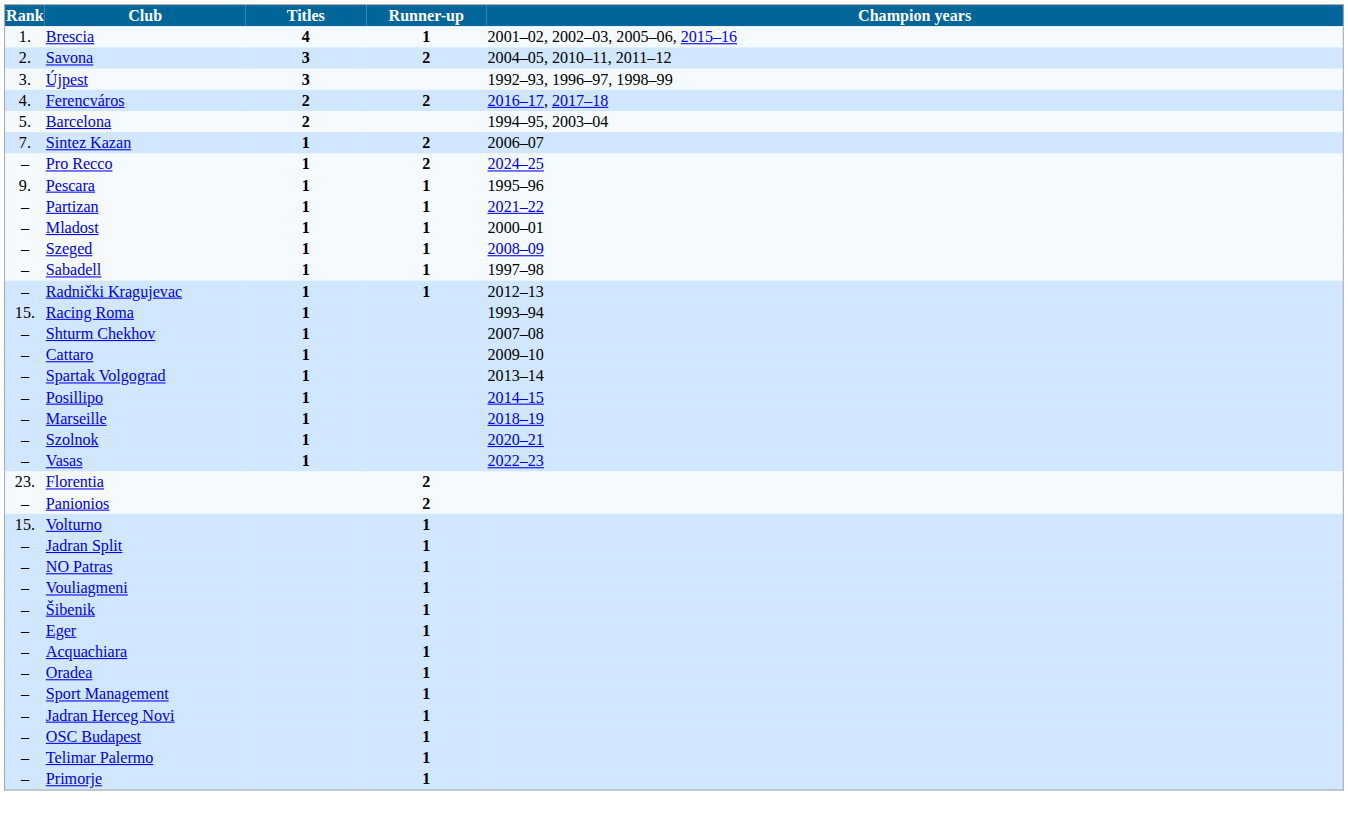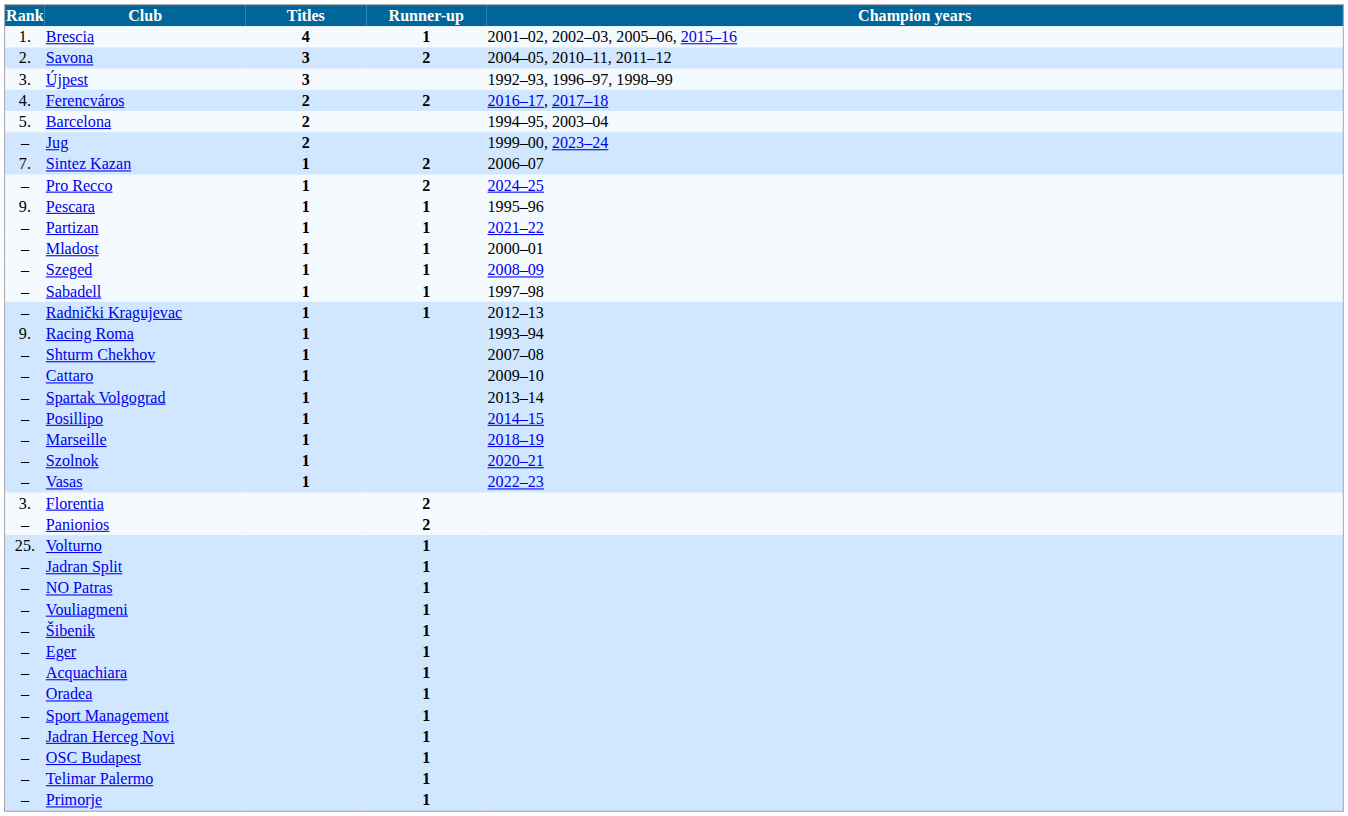+ row: (57, 142)
(25, 312) 15. -> (25, 333) 9.
(25, 482) 23. -> (25, 503) 3.
(25, 524) 15. -> (25, 545) 25.
